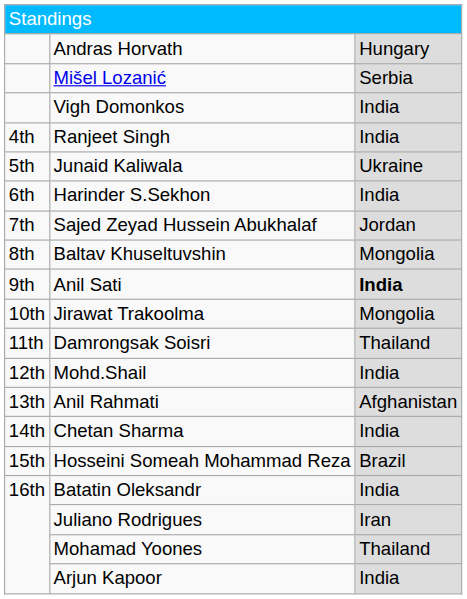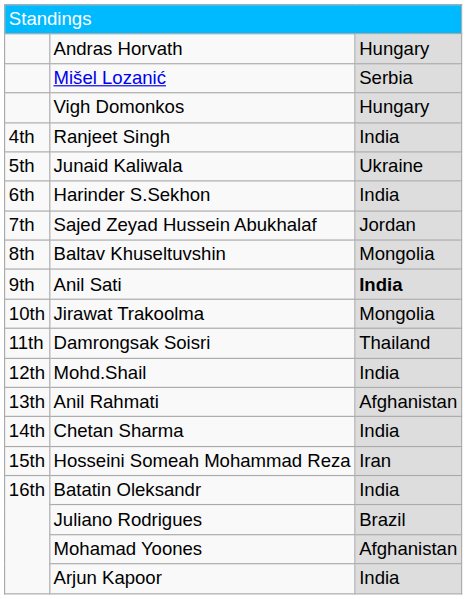(379, 107) India -> (394, 107) Hungary
(382, 460) Brazil -> (375, 460) Iran
(375, 519) Iran -> (382, 519) Brazil
(395, 549) Thailand -> (408, 549) Afghanistan
